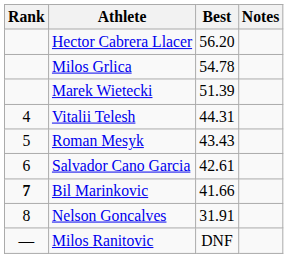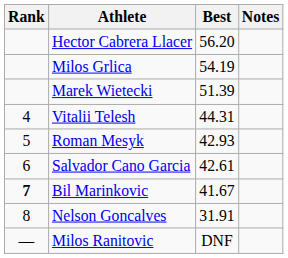(217, 66) 54.78 -> (217, 66) 54.19
(217, 141) 43.43 -> (217, 141) 42.93
(217, 191) 41.66 -> (217, 191) 41.67
